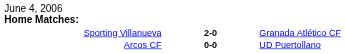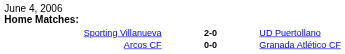(300, 33) Granada Atlético CF -> (290, 33) UD Puertollano
(290, 45) UD Puertollano -> (300, 45) Granada Atlético CF
